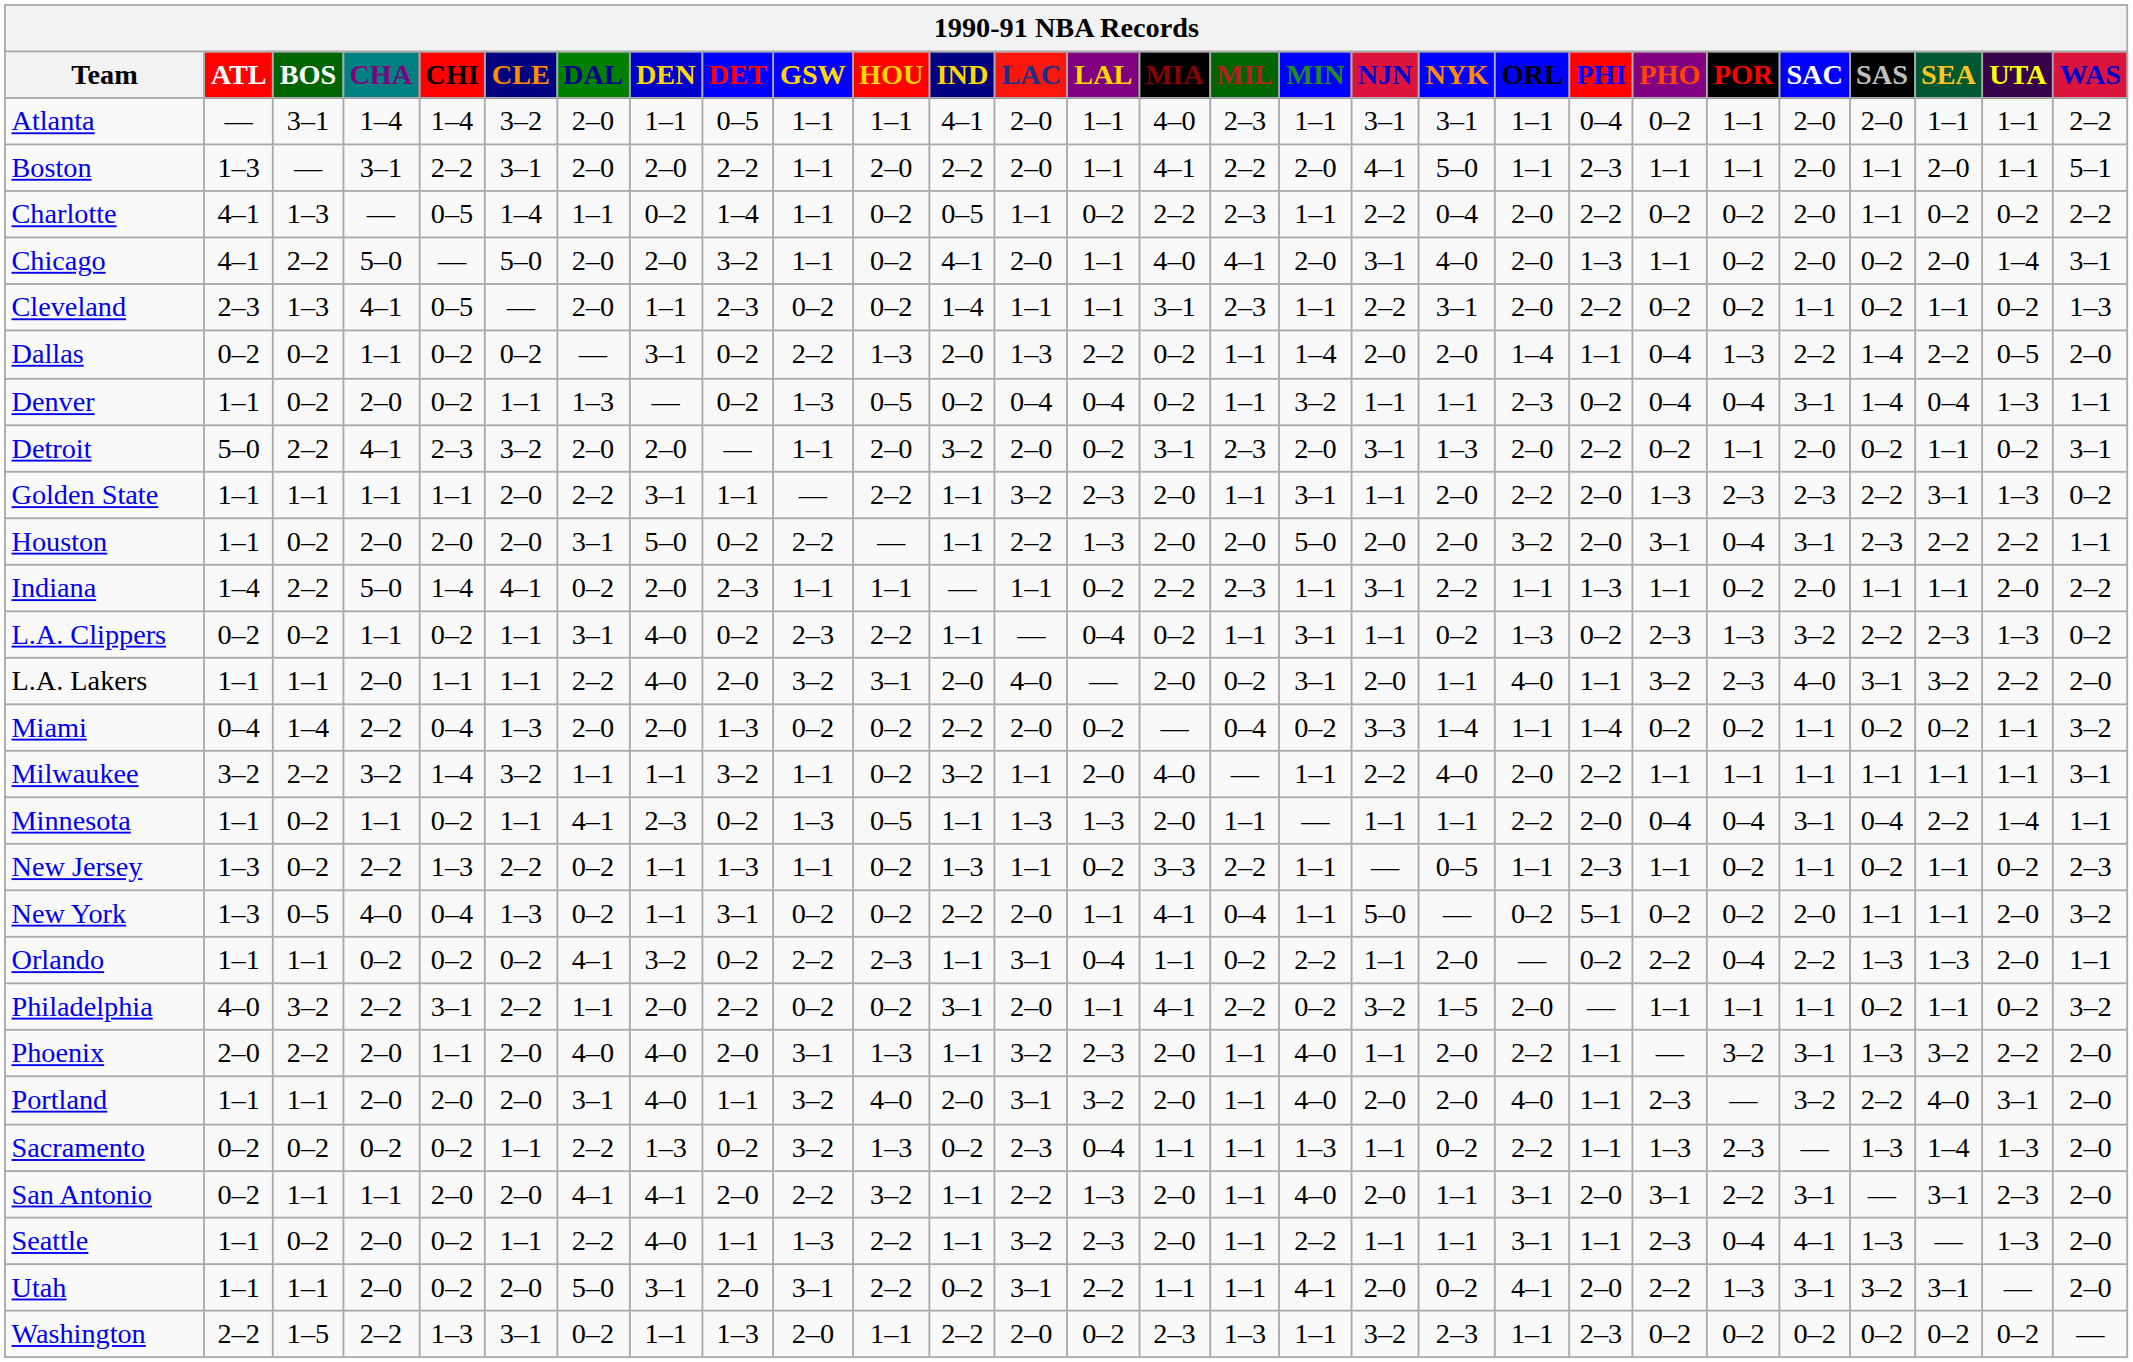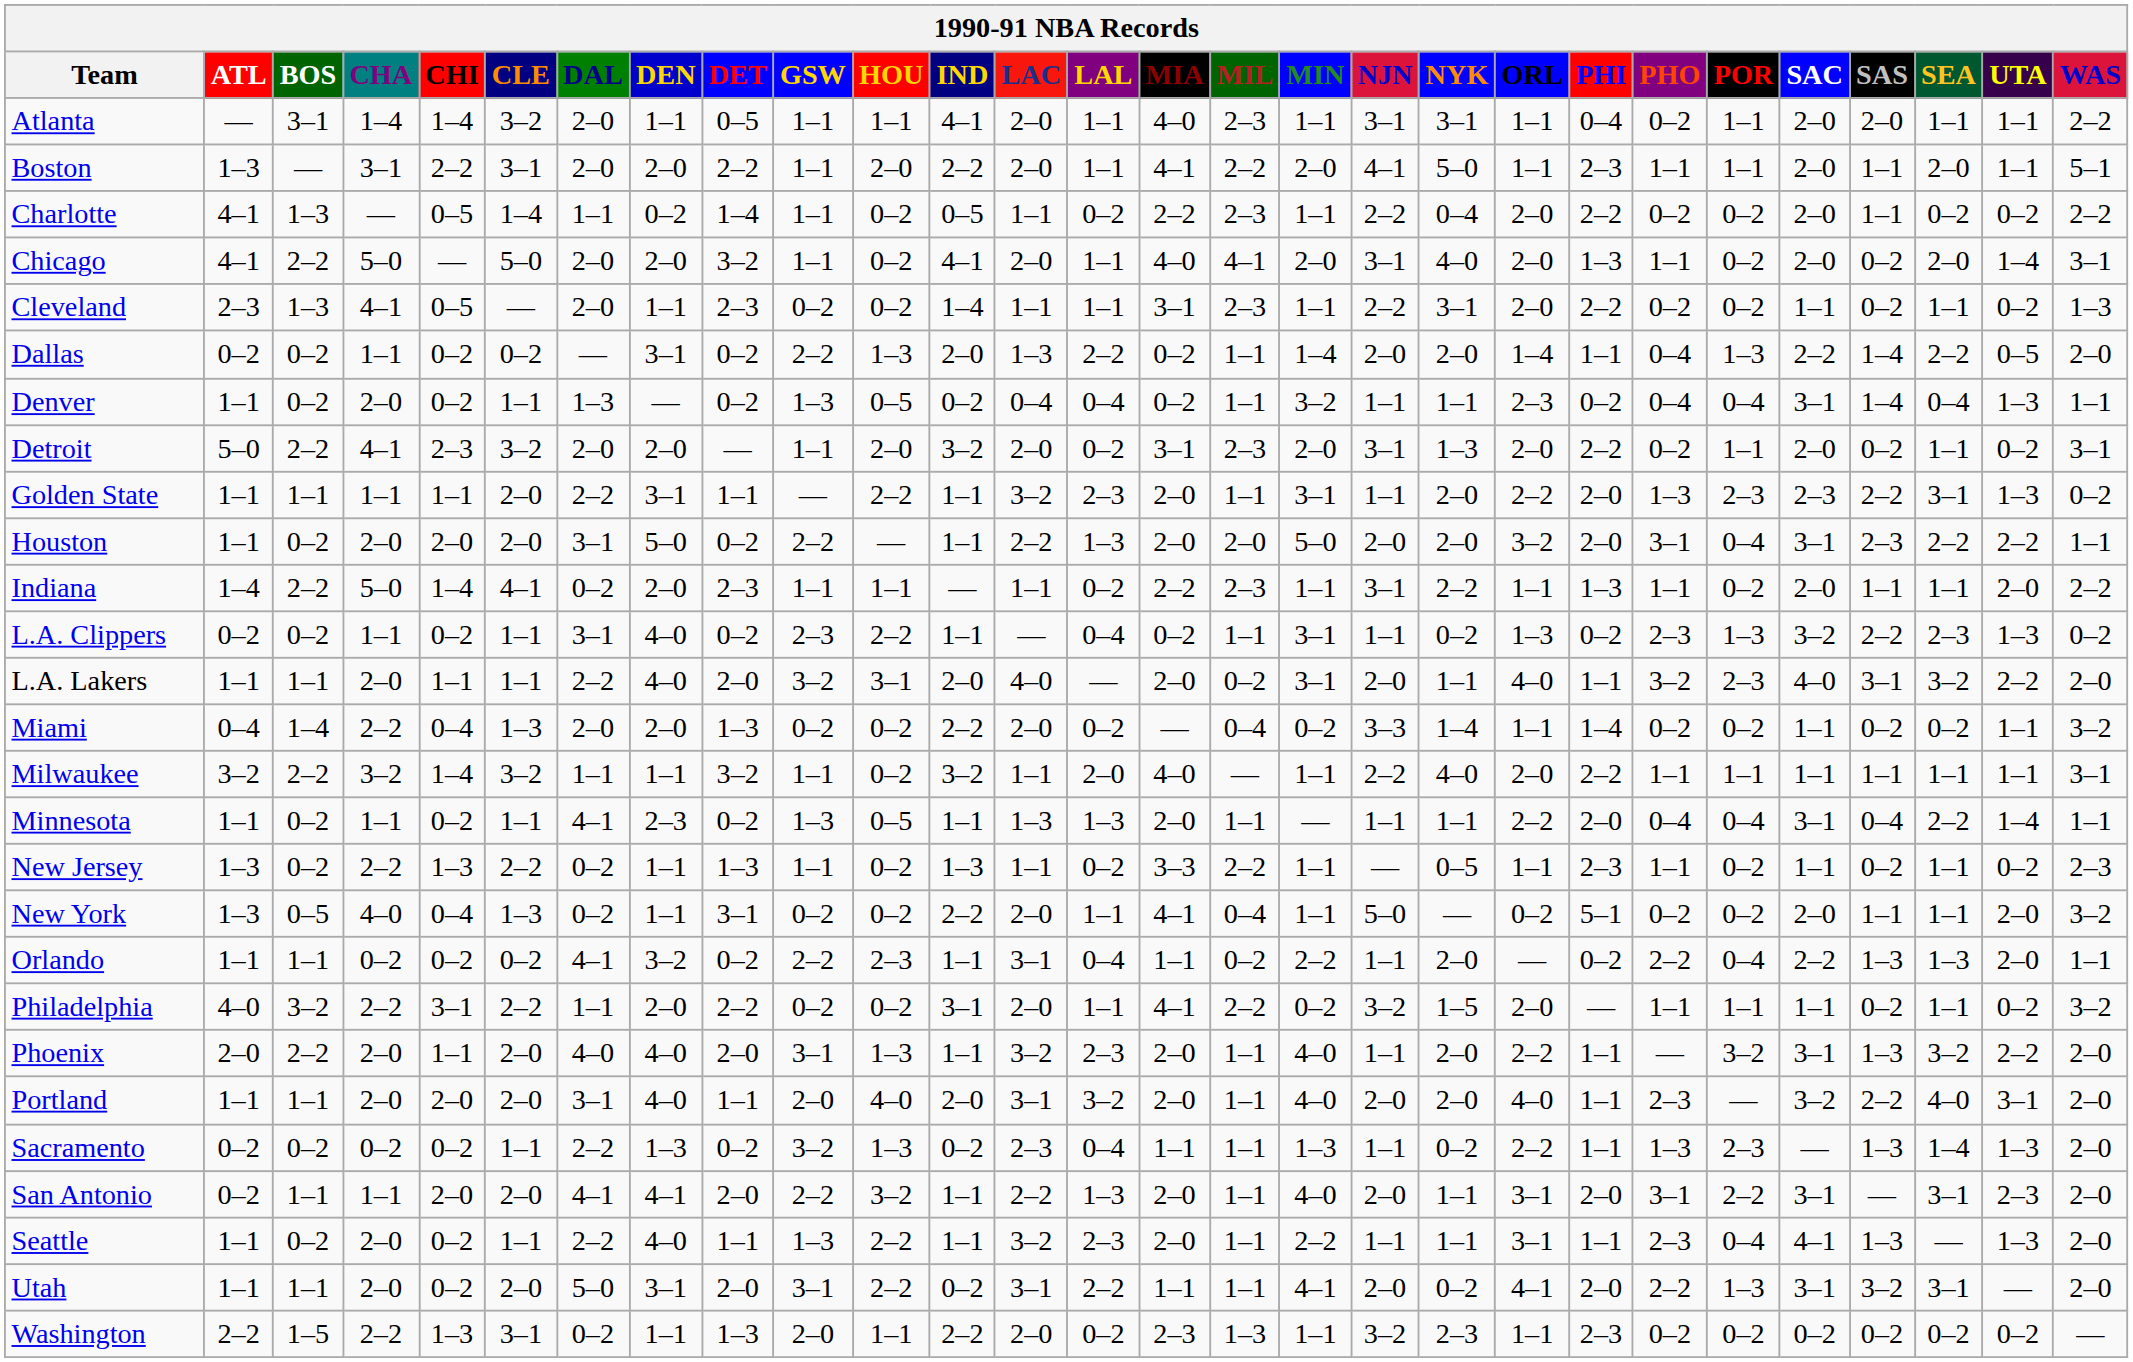(813, 1100) 3–2 -> (813, 1100) 2–0
